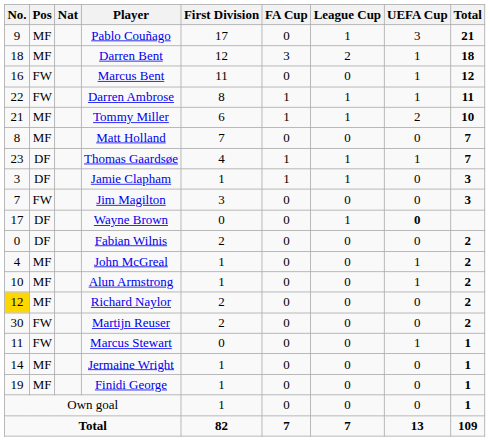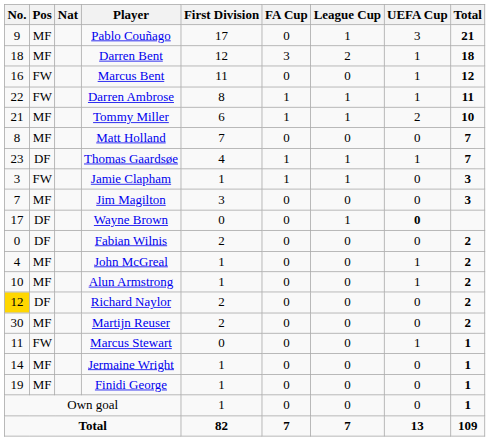(42, 179) DF -> (42, 179) FW
(42, 199) FW -> (42, 199) MF
(42, 302) MF -> (42, 302) DF
(42, 323) FW -> (42, 323) MF
